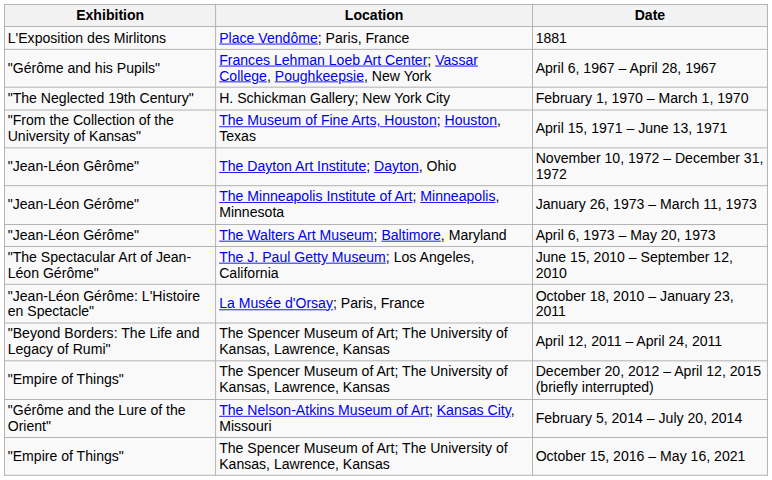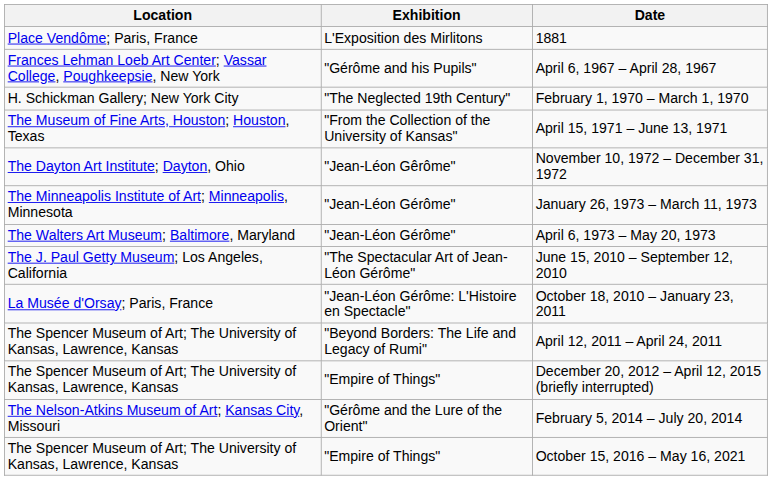columns swapped: (110, 15) <-> (374, 15)
